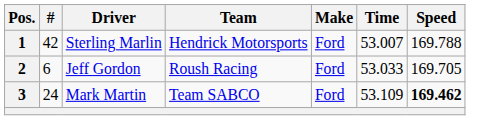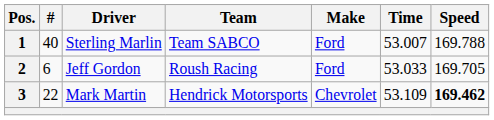(51, 43) 42 -> (51, 43) 40
(238, 43) Hendrick Motorsports -> (214, 43) Team SABCO
(51, 95) 24 -> (51, 95) 22
(214, 95) Team SABCO -> (238, 95) Hendrick Motorsports
(330, 95) Ford -> (346, 95) Chevrolet
